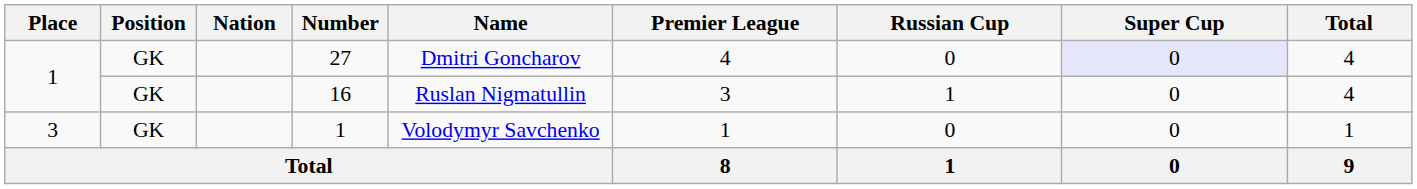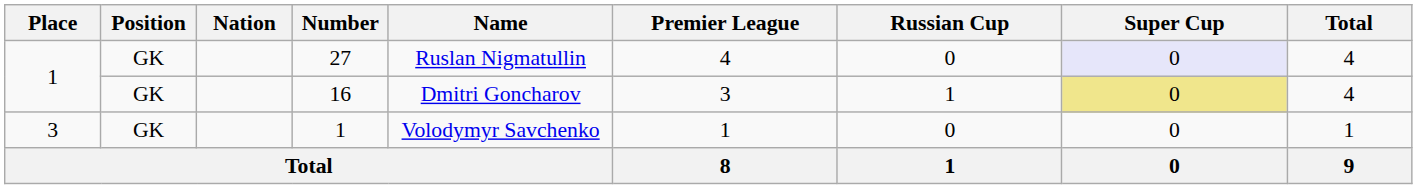(501, 58) Dmitri Goncharov -> (501, 58) Ruslan Nigmatullin
(501, 94) Ruslan Nigmatullin -> (501, 94) Dmitri Goncharov
(1174, 94) no background -> (1174, 94) khaki background
